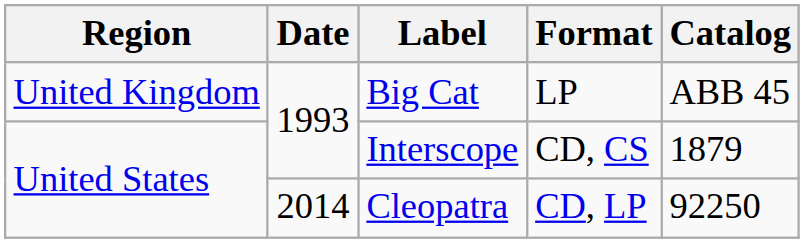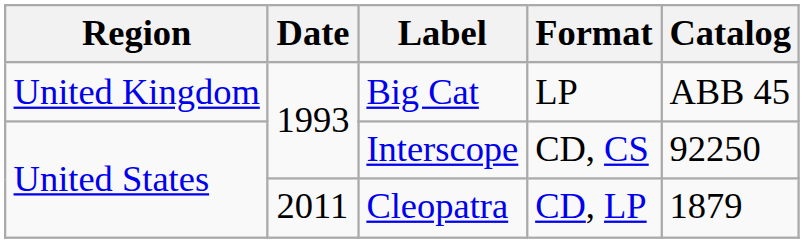(706, 149) 1879 -> (715, 149) 92250
(313, 206) 2014 -> (312, 206) 2011
(715, 206) 92250 -> (706, 206) 1879
